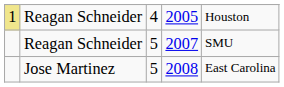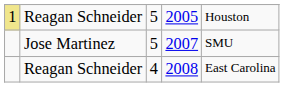(154, 17) 4 -> (154, 17) 5
(83, 43) Reagan Schneider -> (70, 43) Jose Martinez
(70, 69) Jose Martinez -> (83, 69) Reagan Schneider
(154, 69) 5 -> (154, 69) 4
